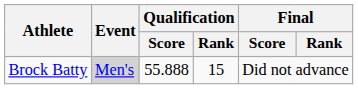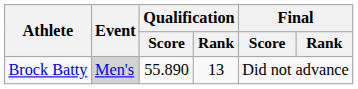(167, 70) 55.888 -> (167, 70) 55.890
(216, 70) 15 -> (216, 70) 13
